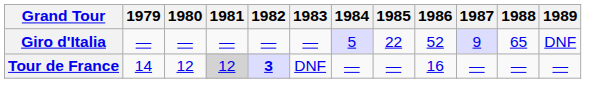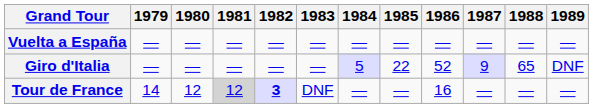+ row: (67, 41)
